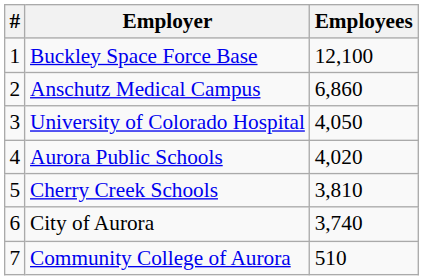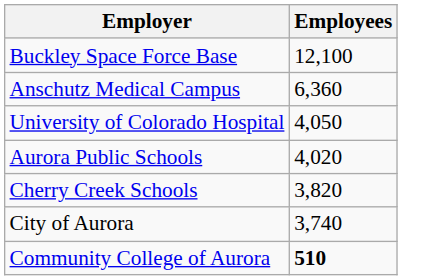- column: (15, 21)
(339, 88) 6,860 -> (318, 88) 6,360
(339, 190) 3,810 -> (318, 190) 3,820
(331, 257) normal -> (310, 257) bold
